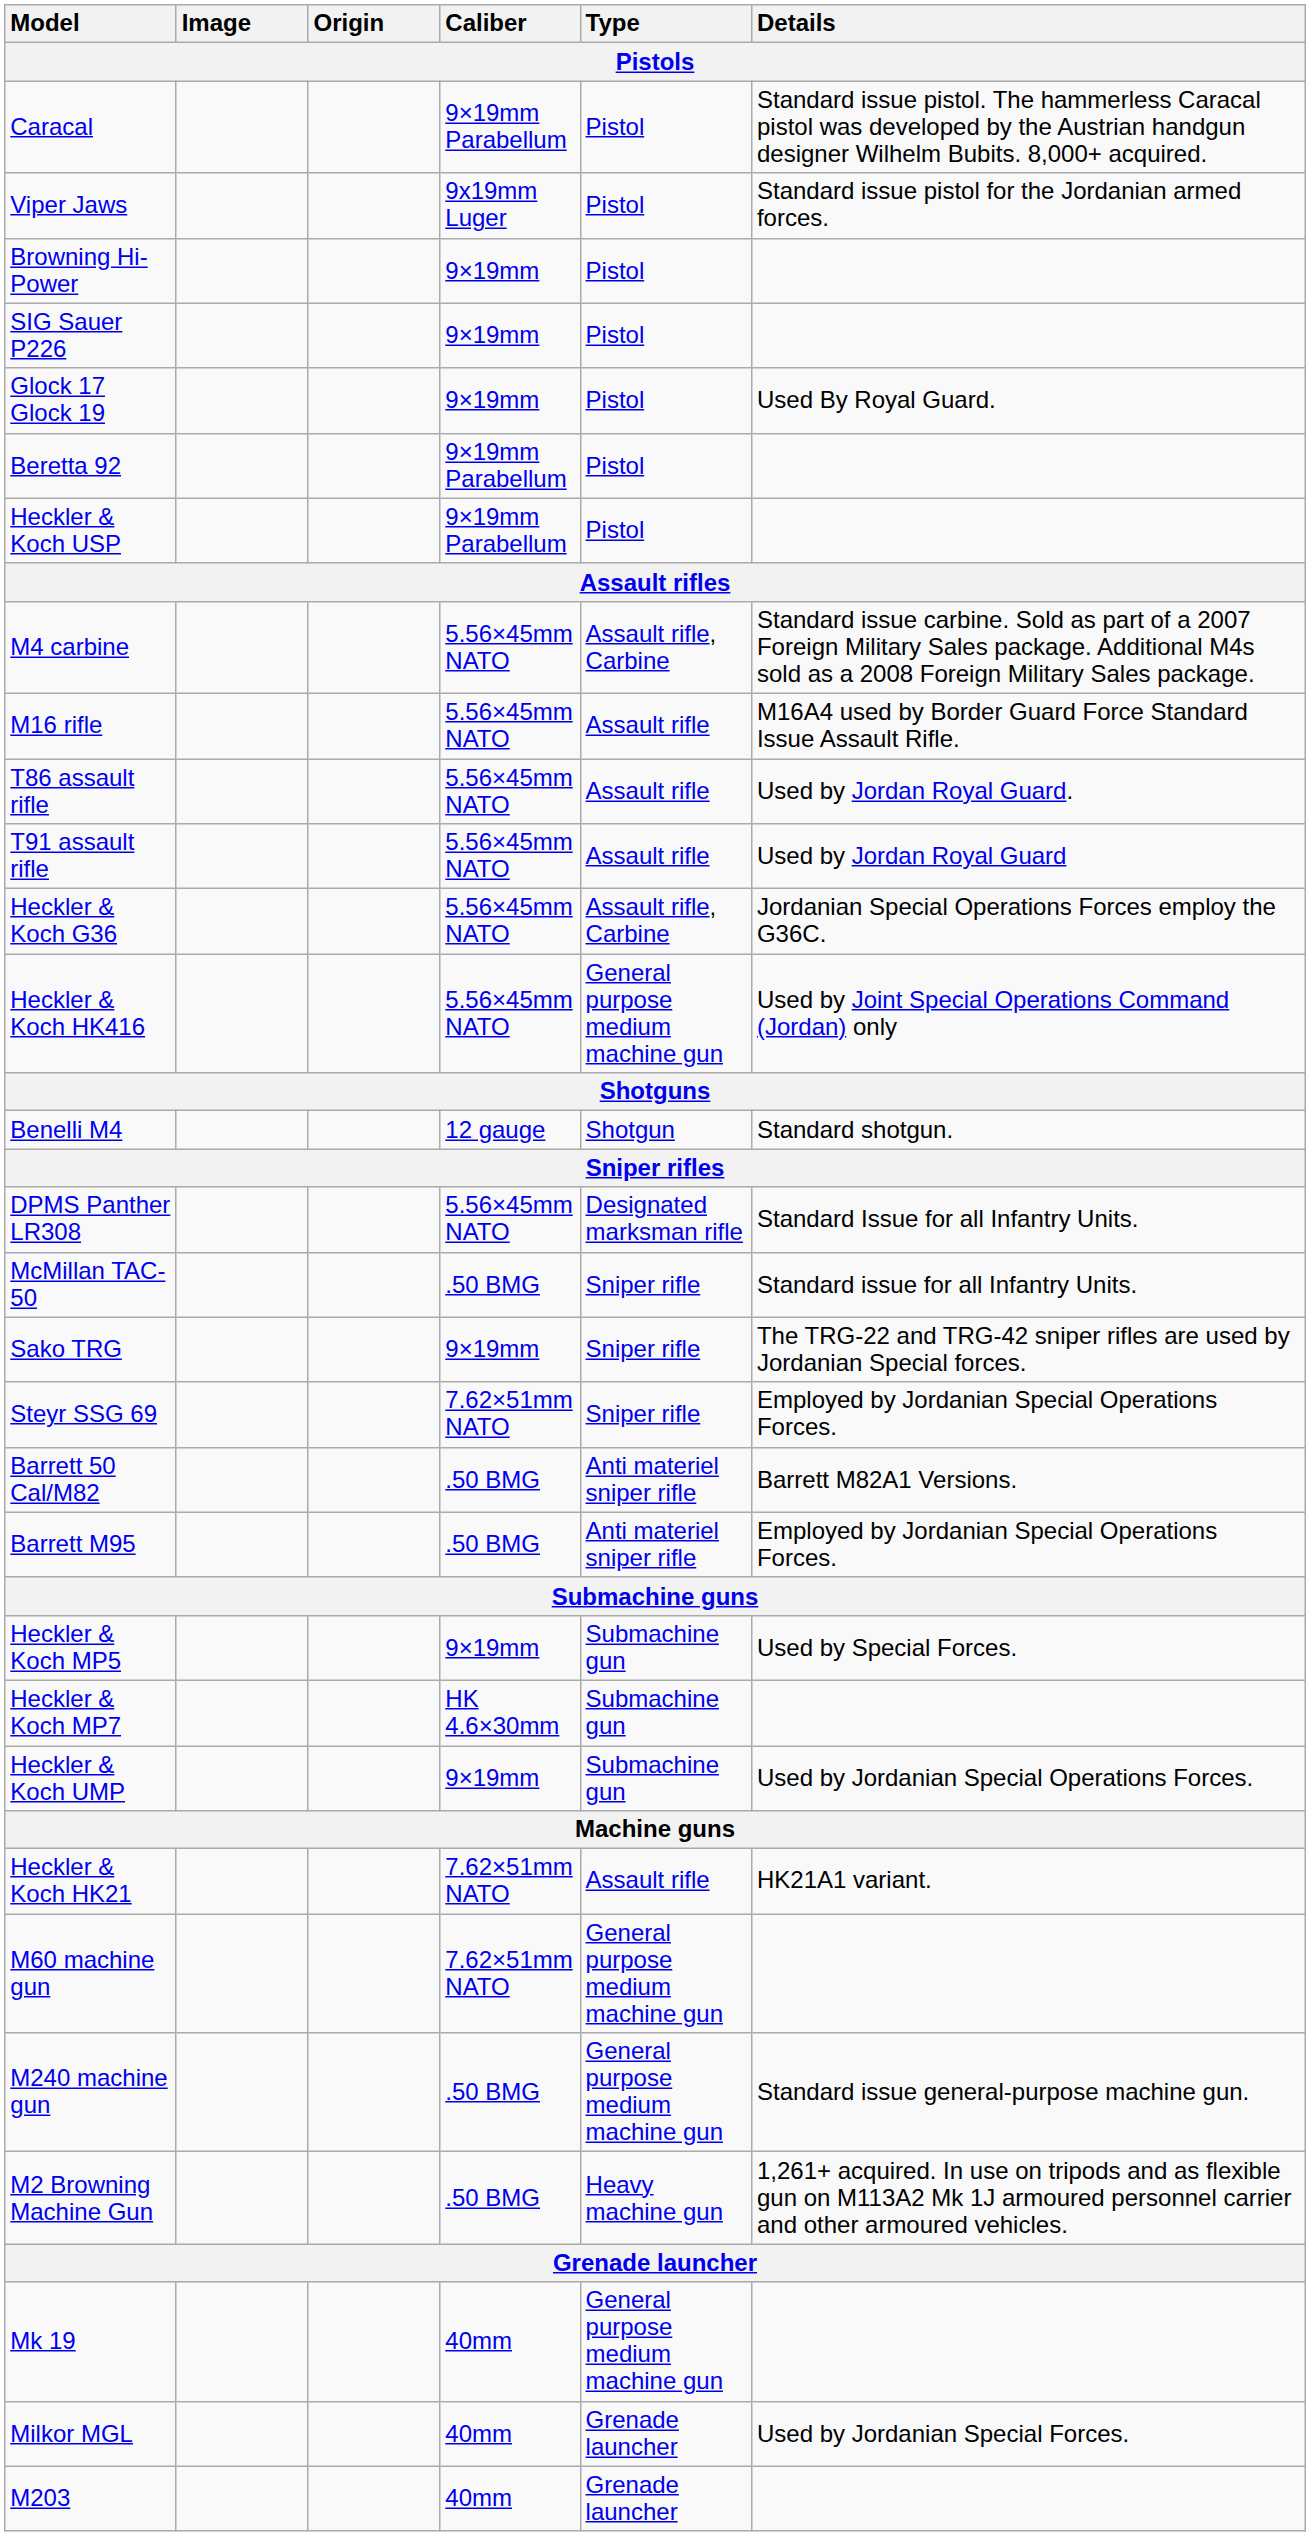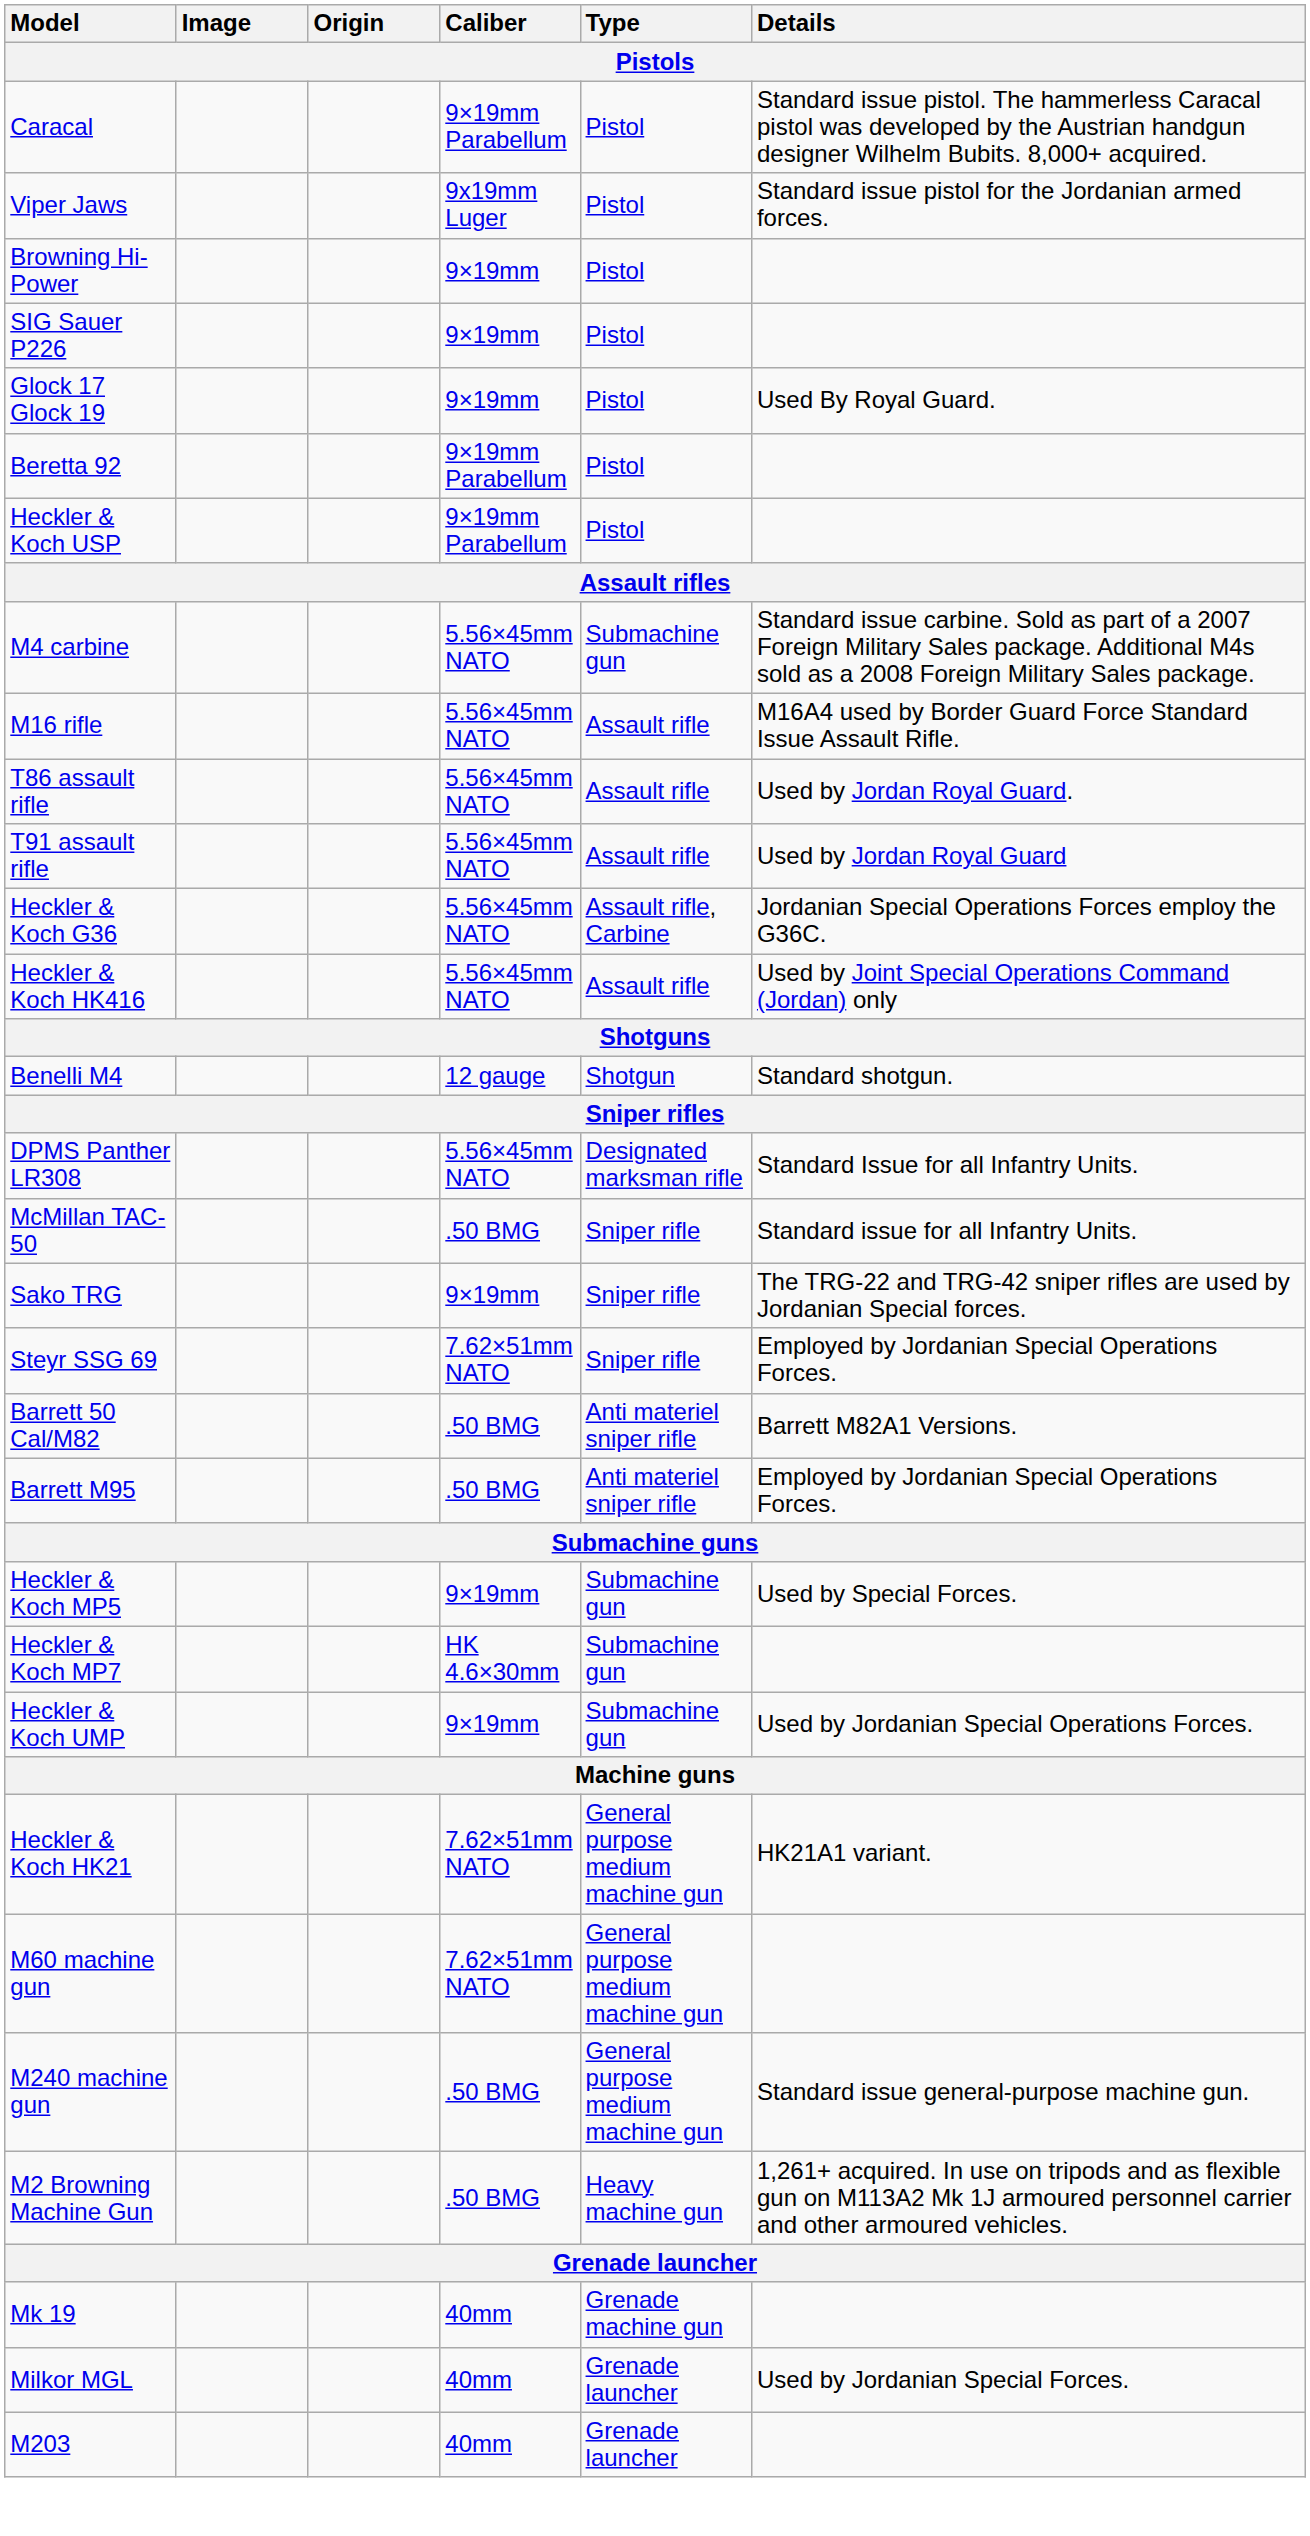(651, 647) Assault rifle, Carbine -> (652, 647) Submachine gun
(654, 1012) General purpose medium machine gun -> (648, 985) Assault rifle
(648, 1880) Assault rifle -> (654, 1853) General purpose medium machine gun
(654, 2341) General purpose medium machine gun -> (654, 2314) Grenade machine gun
